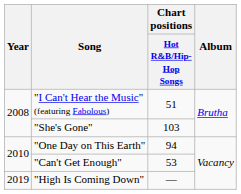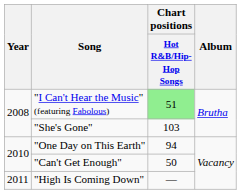(171, 104) no background -> (171, 104) lightgreen background
(171, 162) 53 -> (171, 162) 50
(18, 180) 2019 -> (18, 180) 2011
